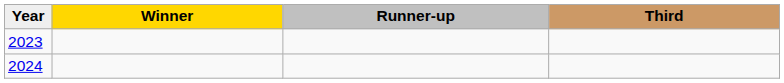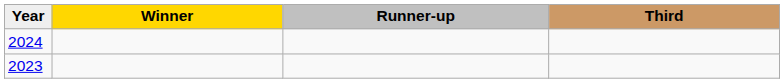rows swapped: (25, 41) <-> (25, 66)
